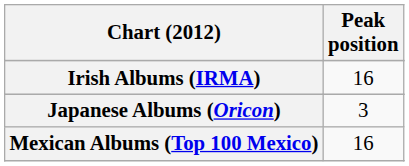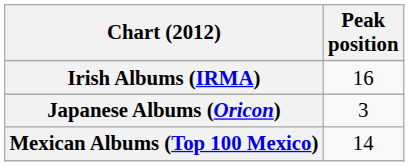(363, 143) 16 -> (363, 143) 14
